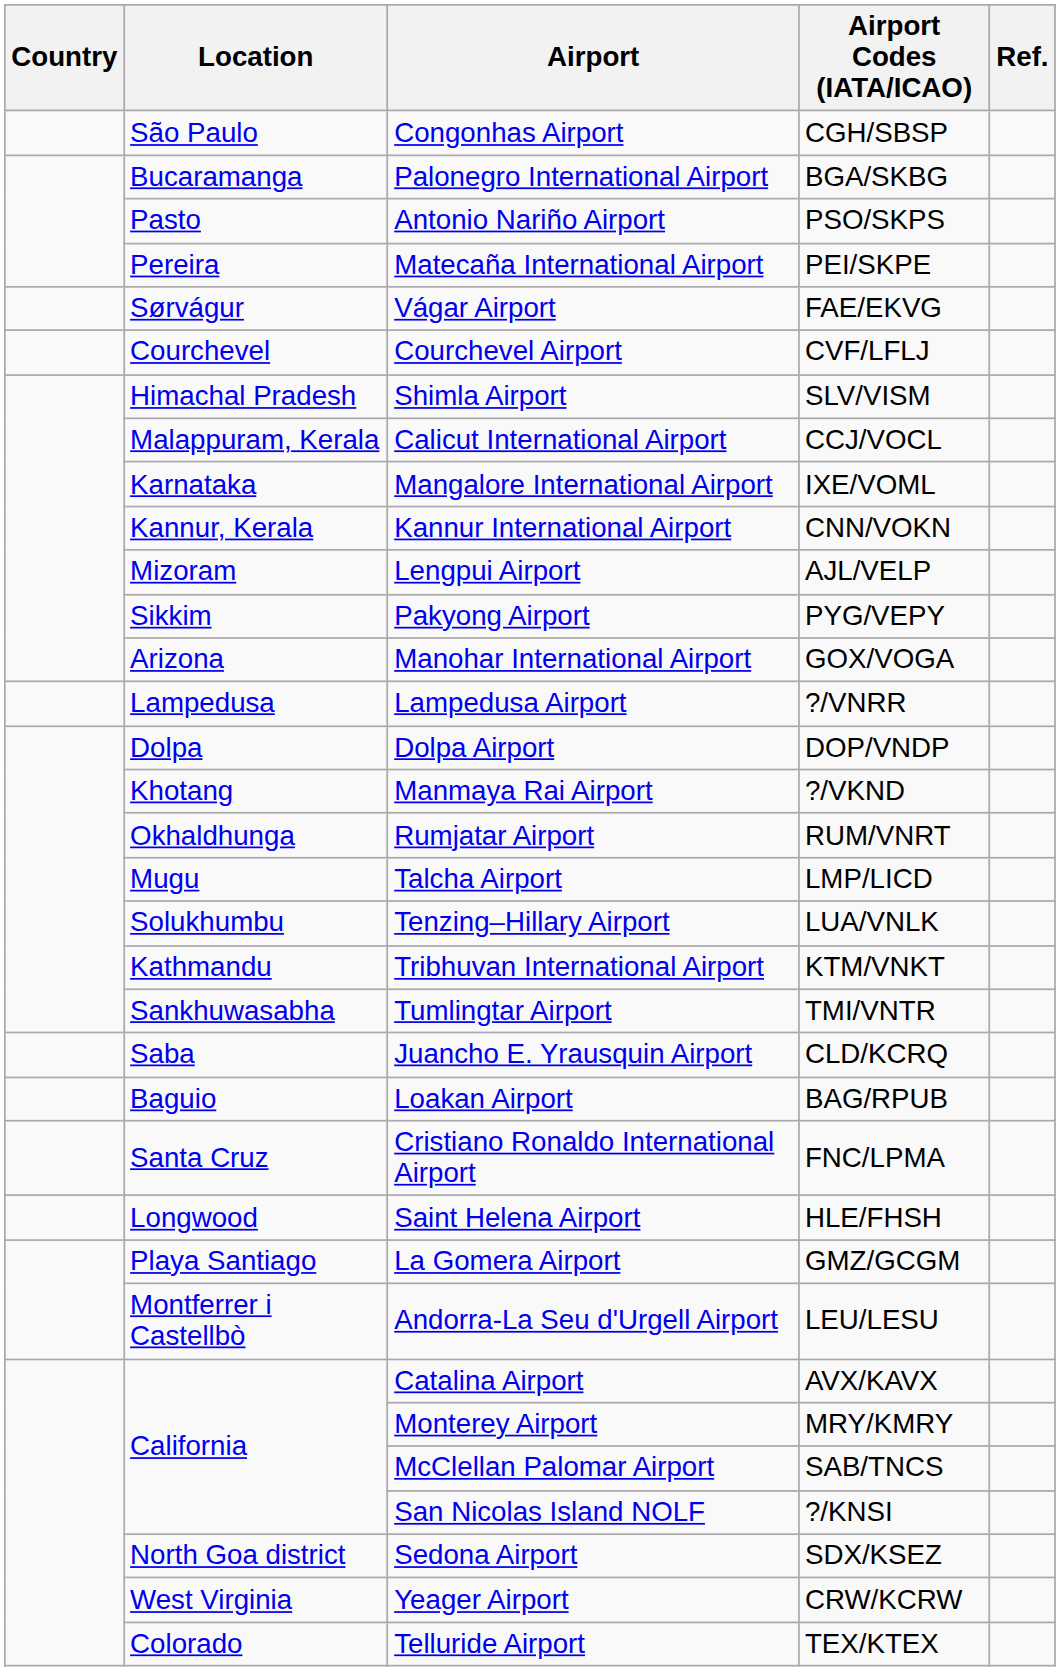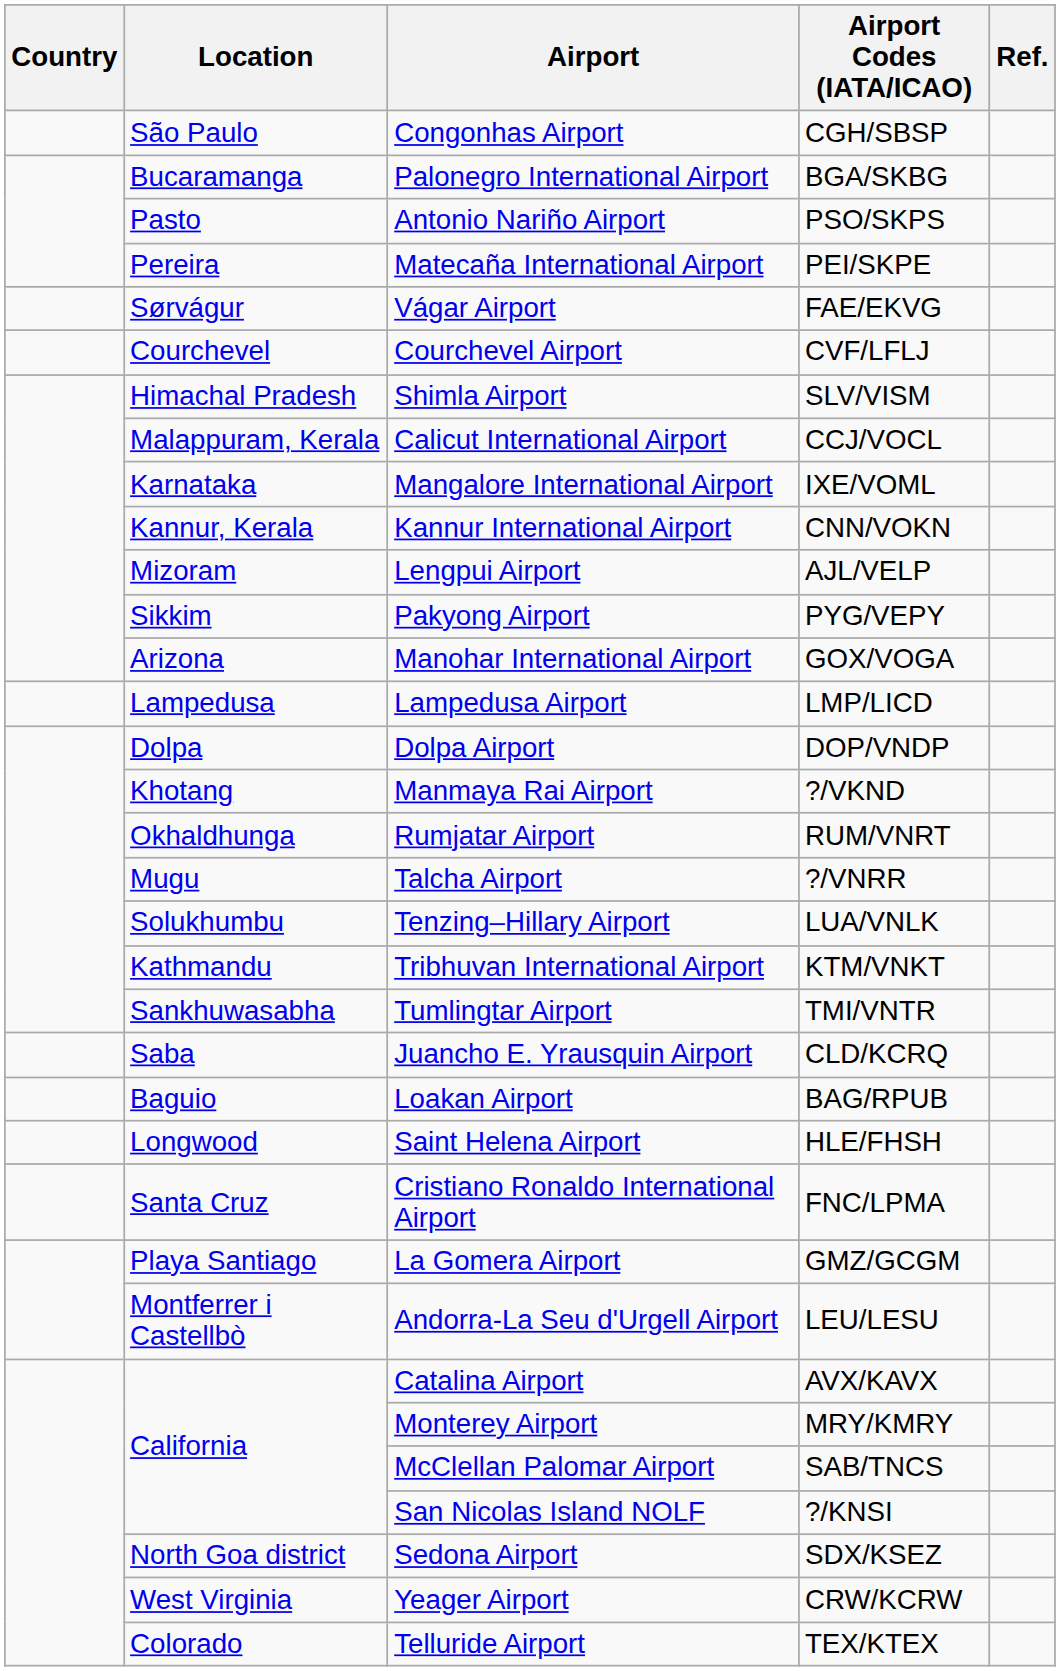(856, 703) ?/VNRR -> (869, 703) LMP/LICD
(869, 878) LMP/LICD -> (856, 878) ?/VNRR
rows swapped: (584, 1157) <-> (517, 1217)
